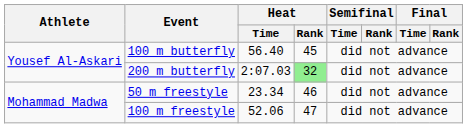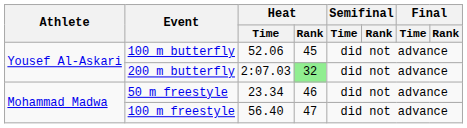(266, 52) 56.40 -> (266, 52) 52.06
(266, 112) 52.06 -> (266, 112) 56.40
